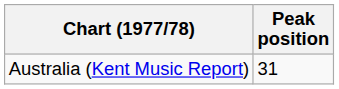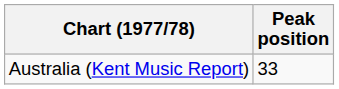(268, 68) 31 -> (268, 68) 33
